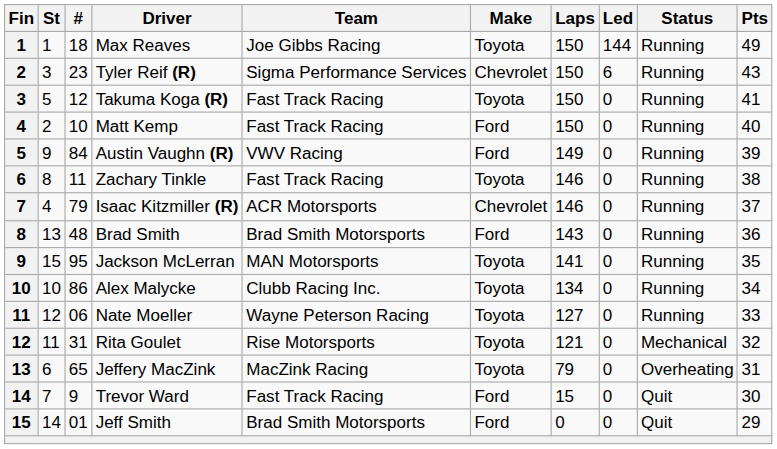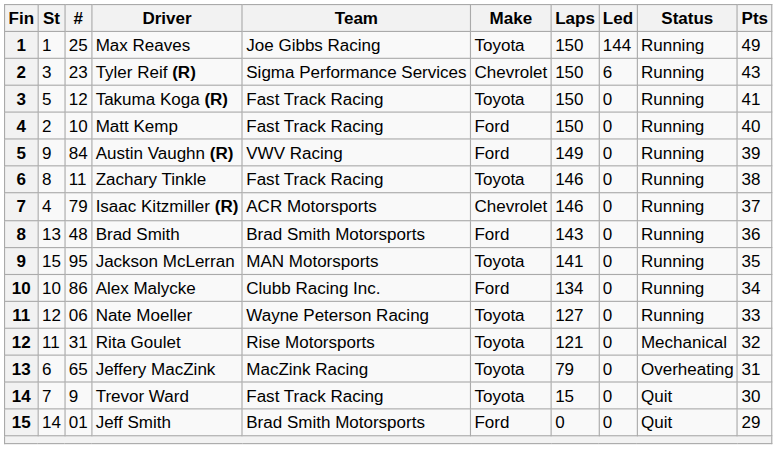(78, 45) 18 -> (78, 45) 25
(500, 288) Toyota -> (492, 288) Ford
(492, 396) Ford -> (500, 396) Toyota
